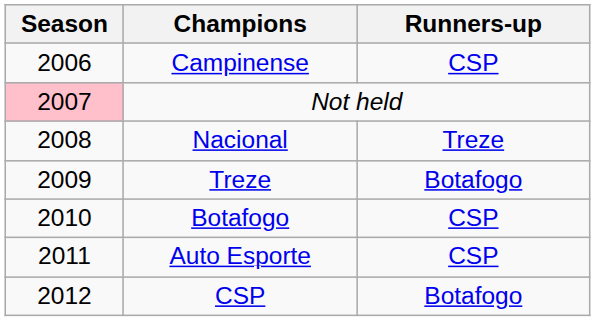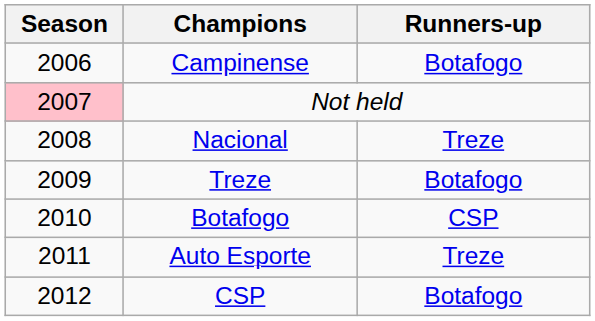(473, 62) CSP -> (473, 62) Botafogo
(473, 256) CSP -> (473, 256) Treze
